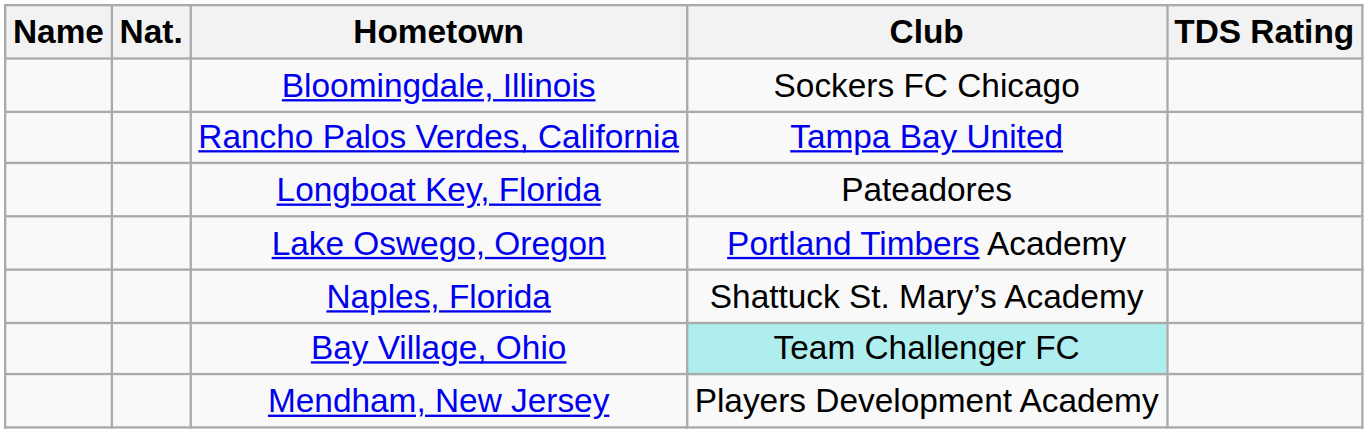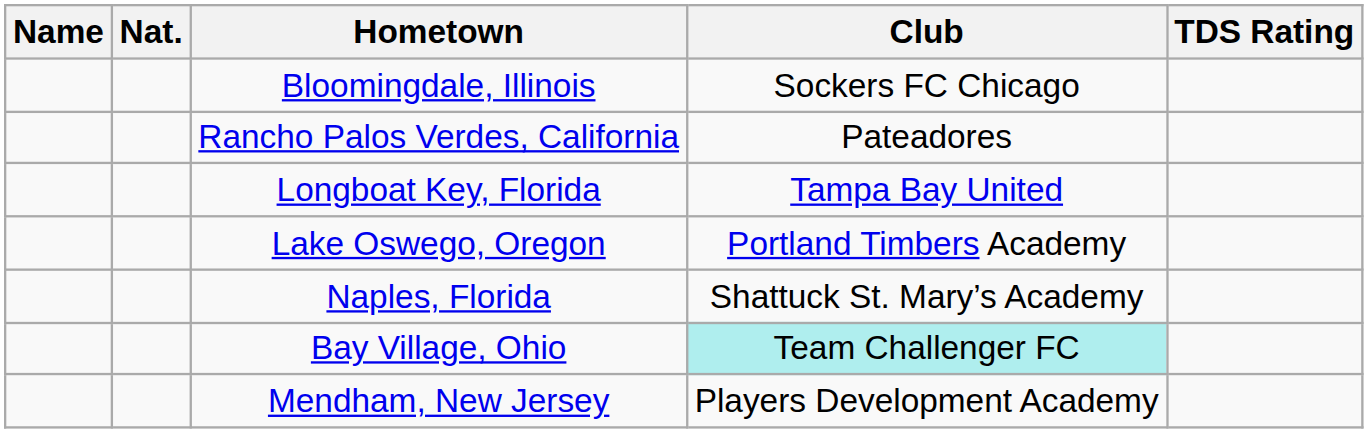(927, 138) Tampa Bay United -> (927, 138) Pateadores
(927, 190) Pateadores -> (927, 190) Tampa Bay United
